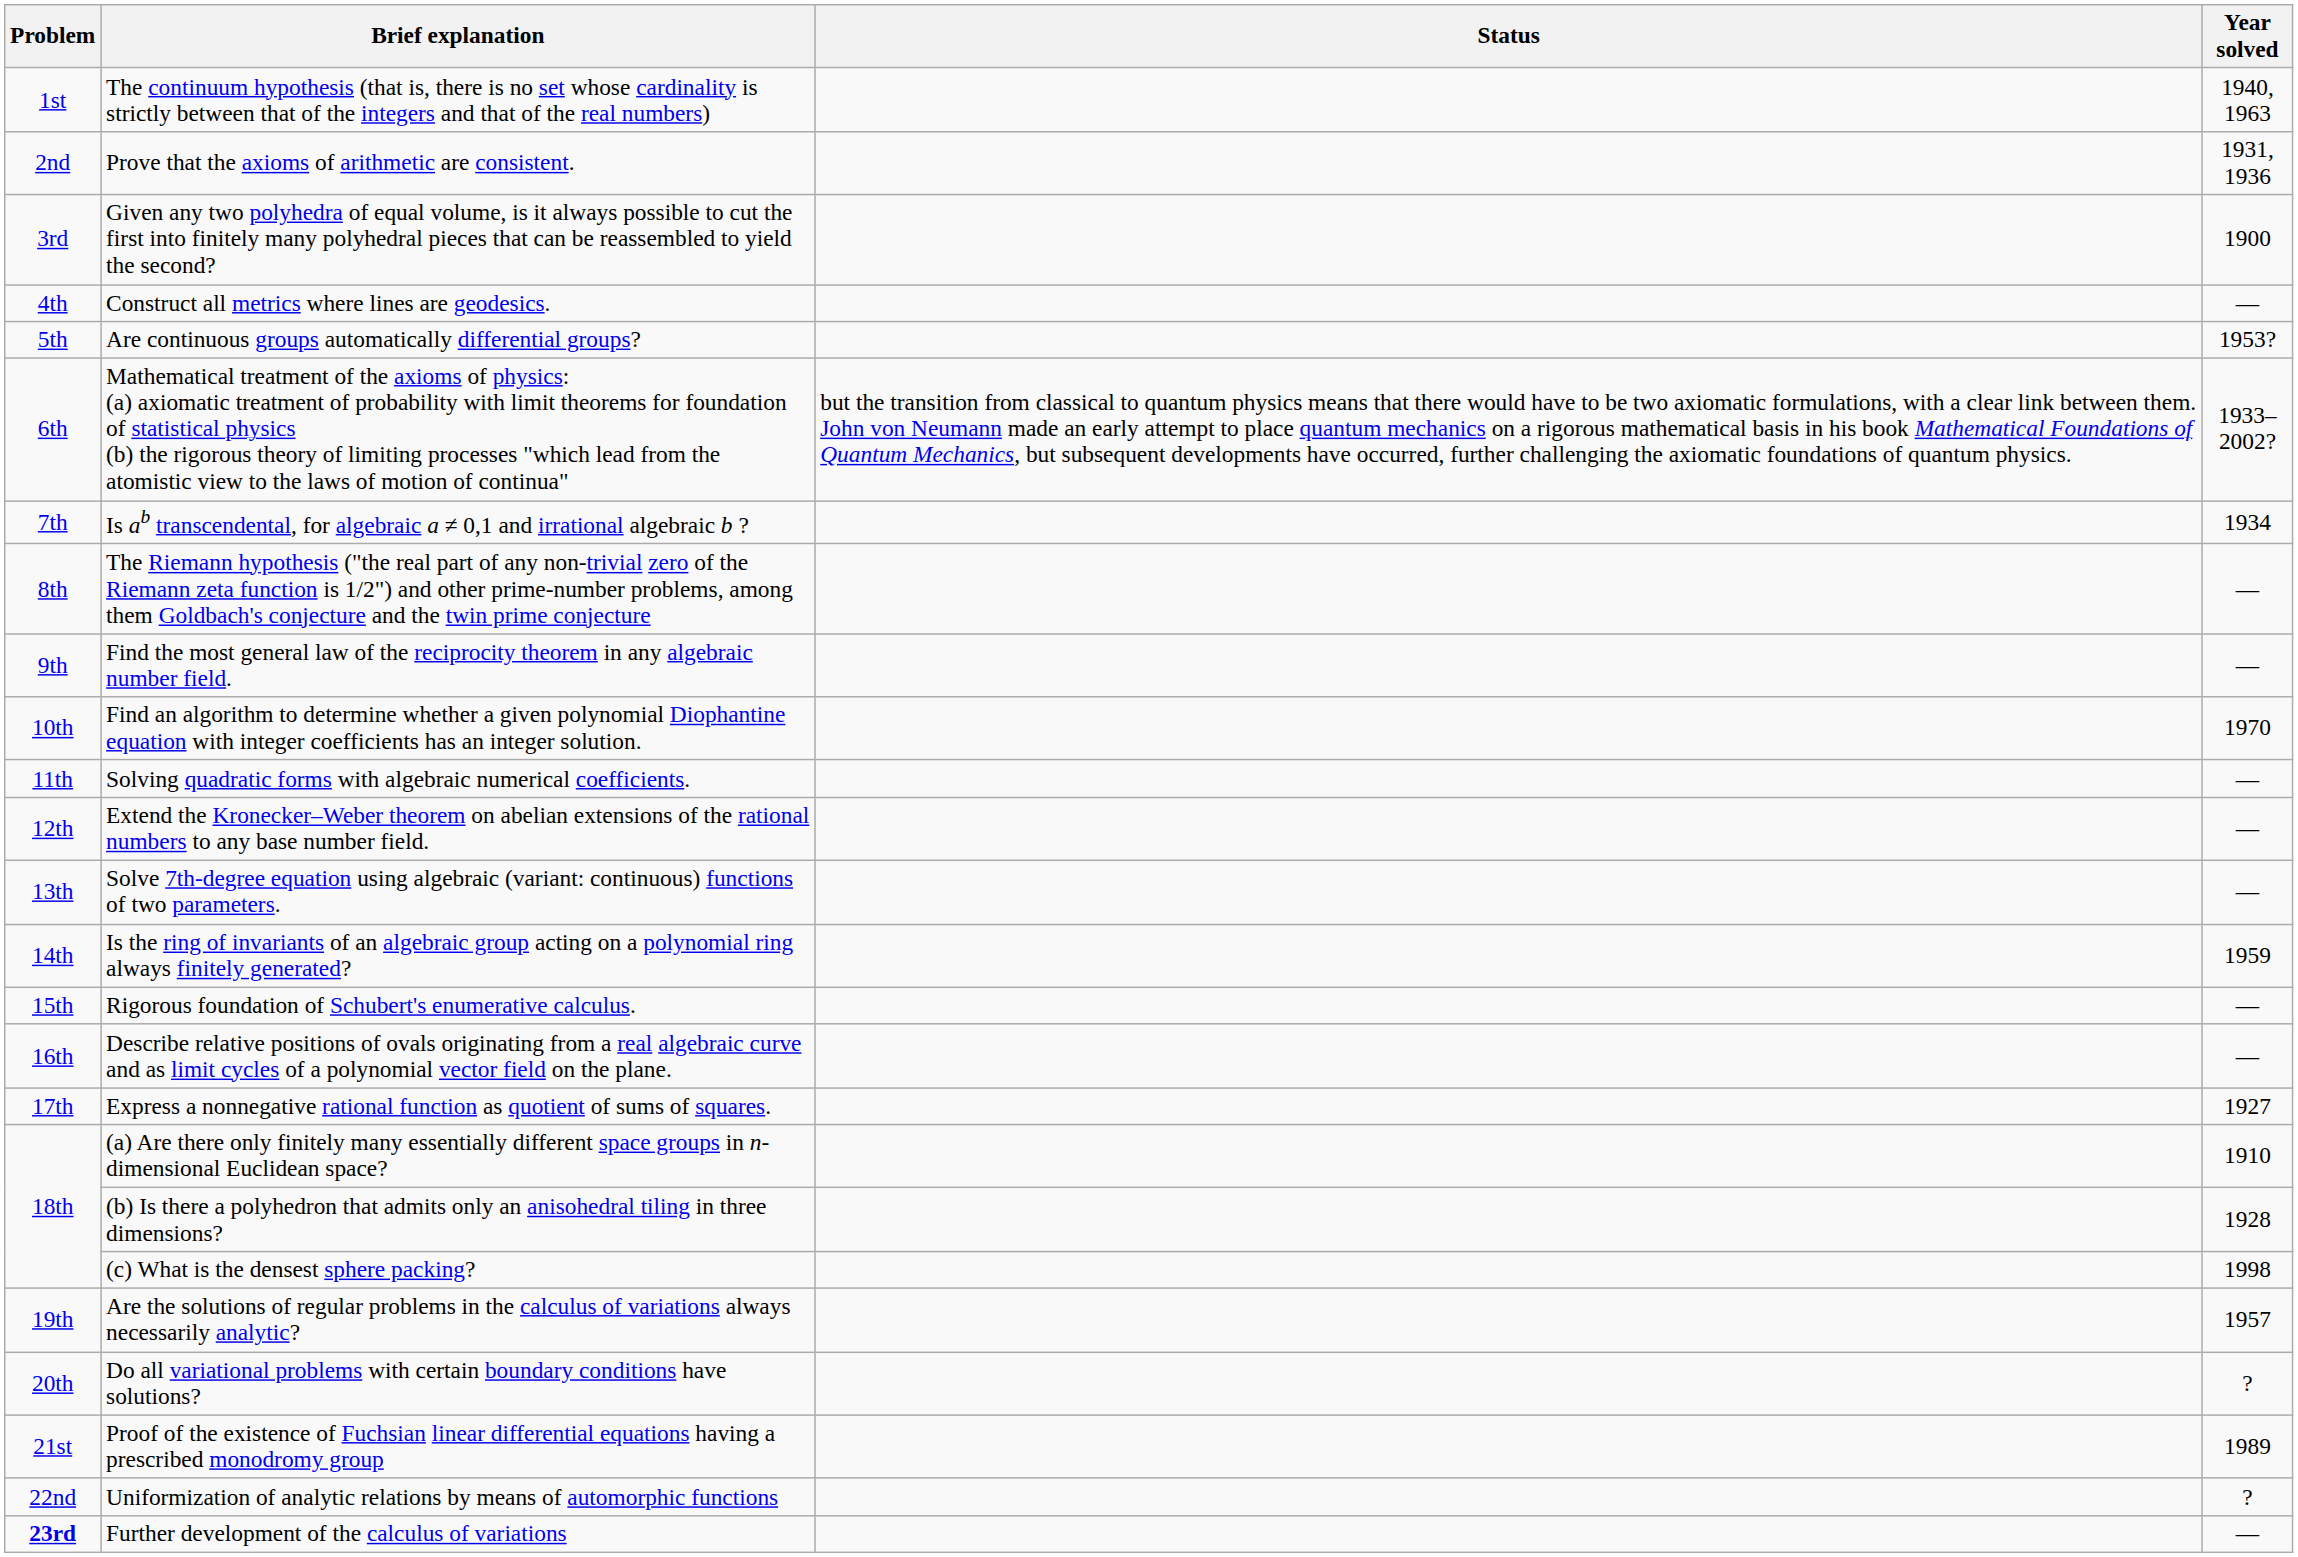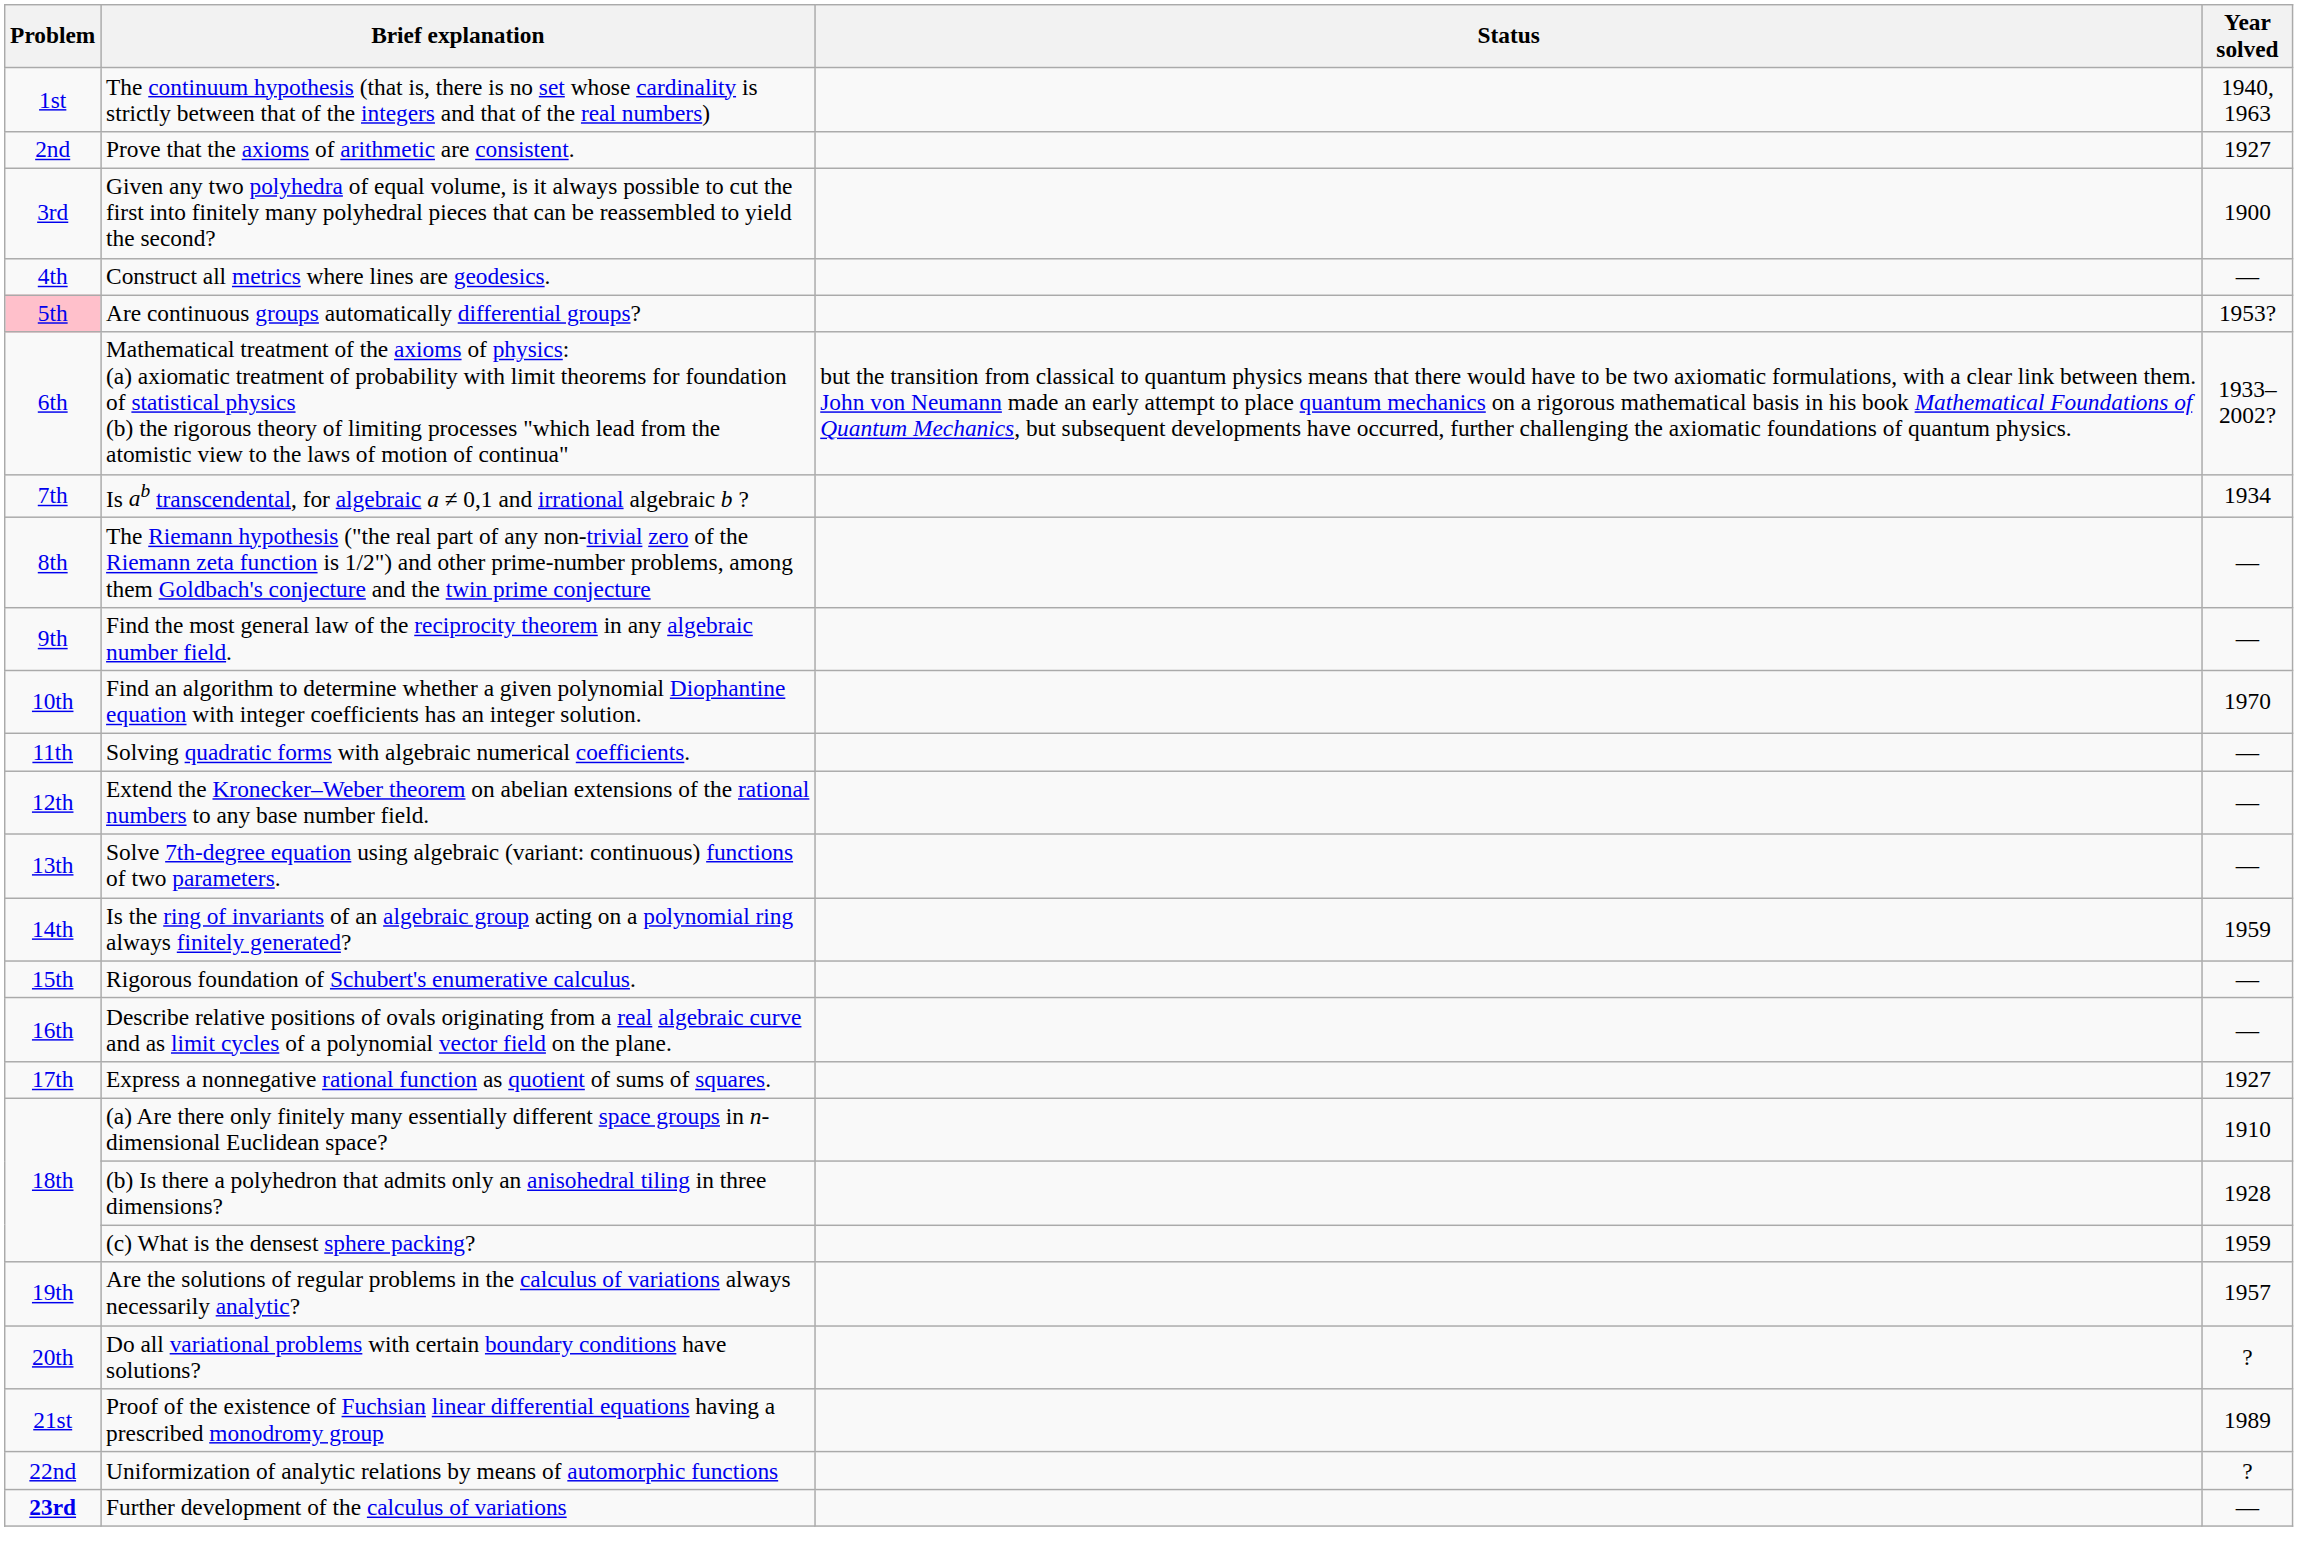(2247, 162) 1931, 1936 -> (2247, 149) 1927
(53, 339) no background -> (53, 313) pink background
(2247, 1269) 1998 -> (2247, 1243) 1959
